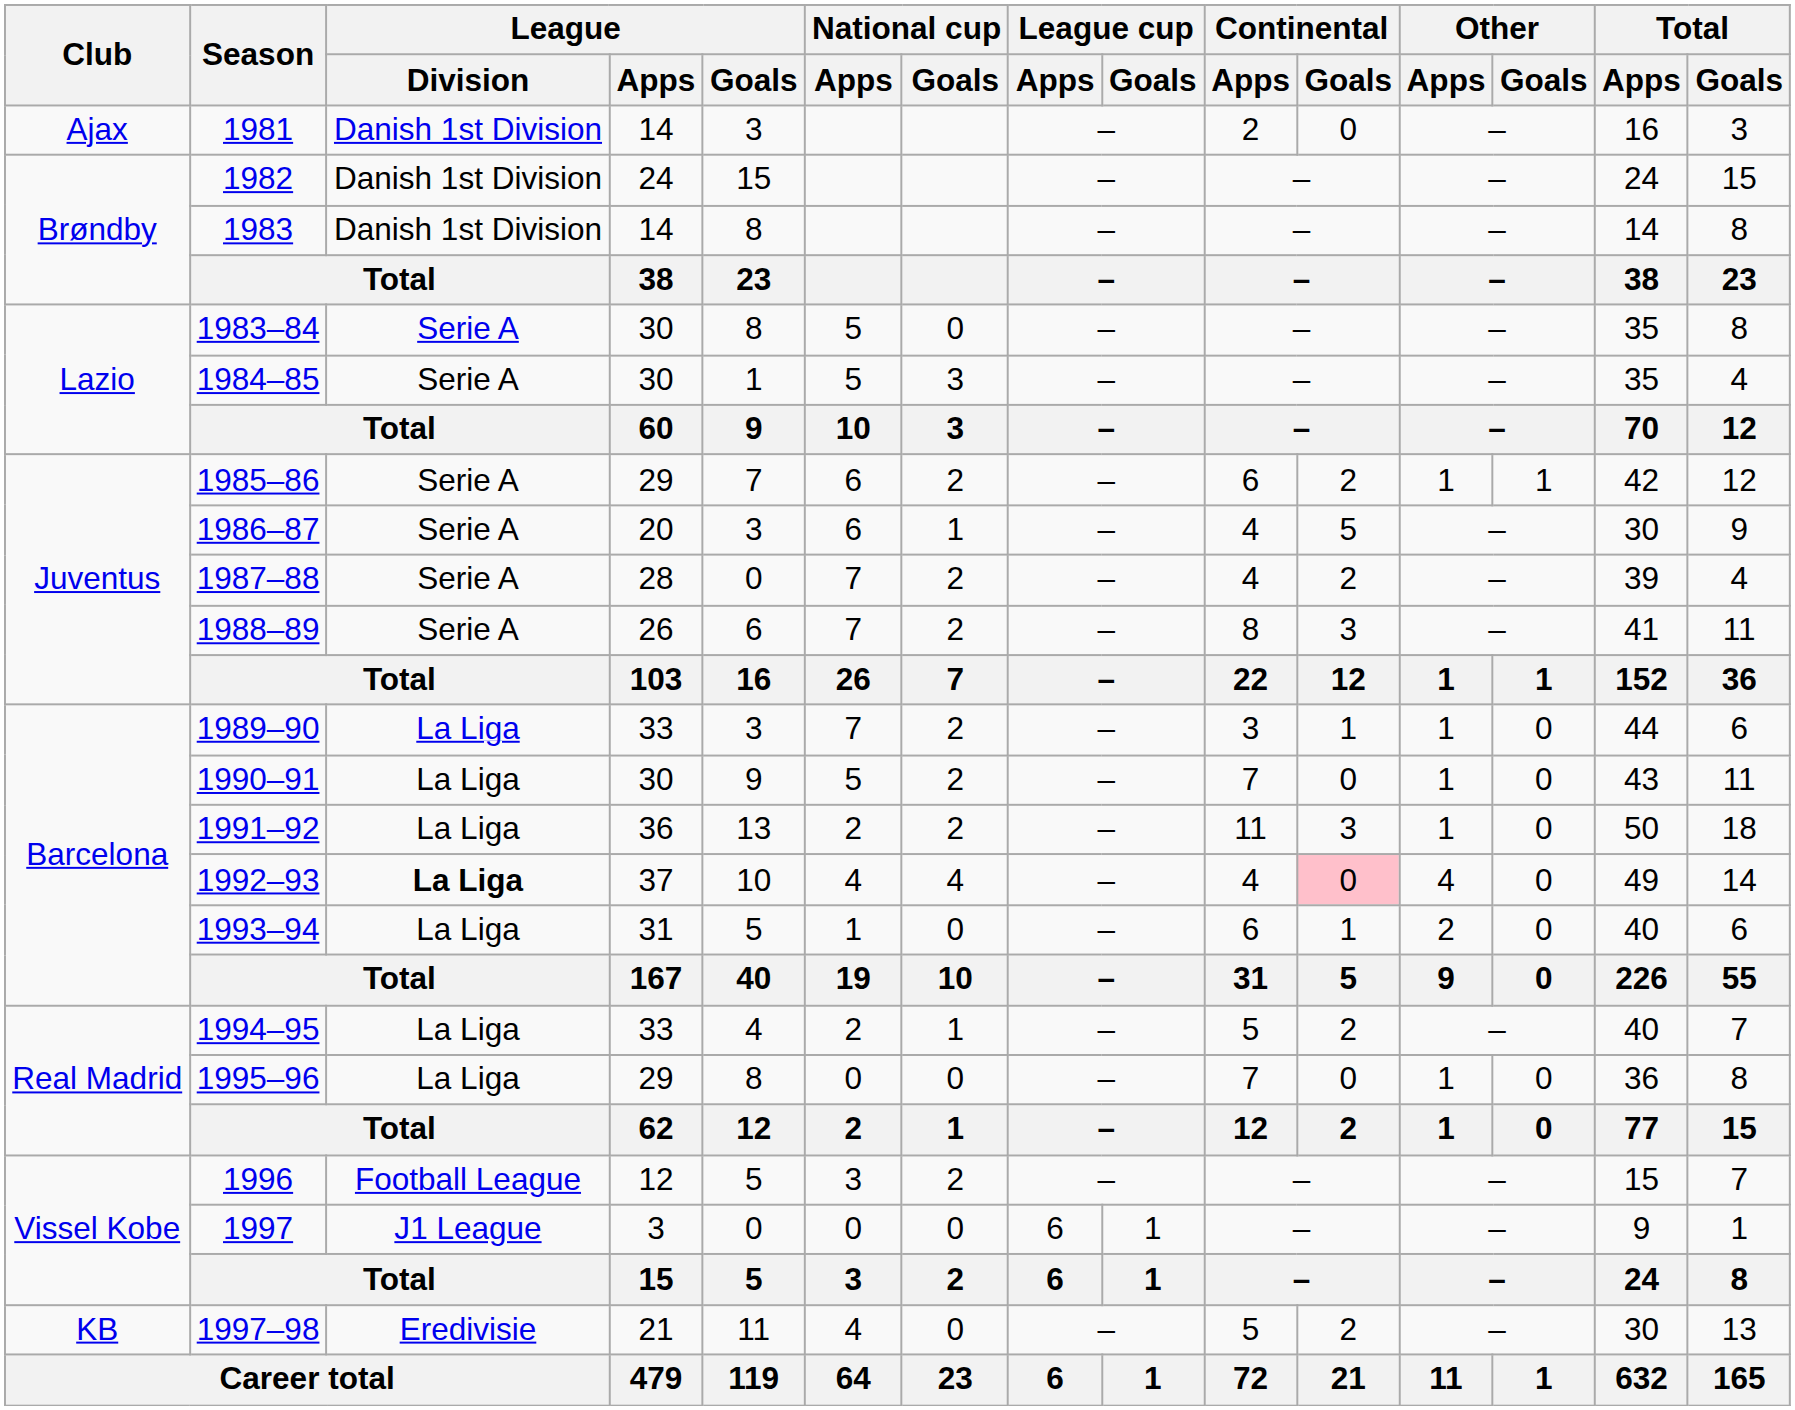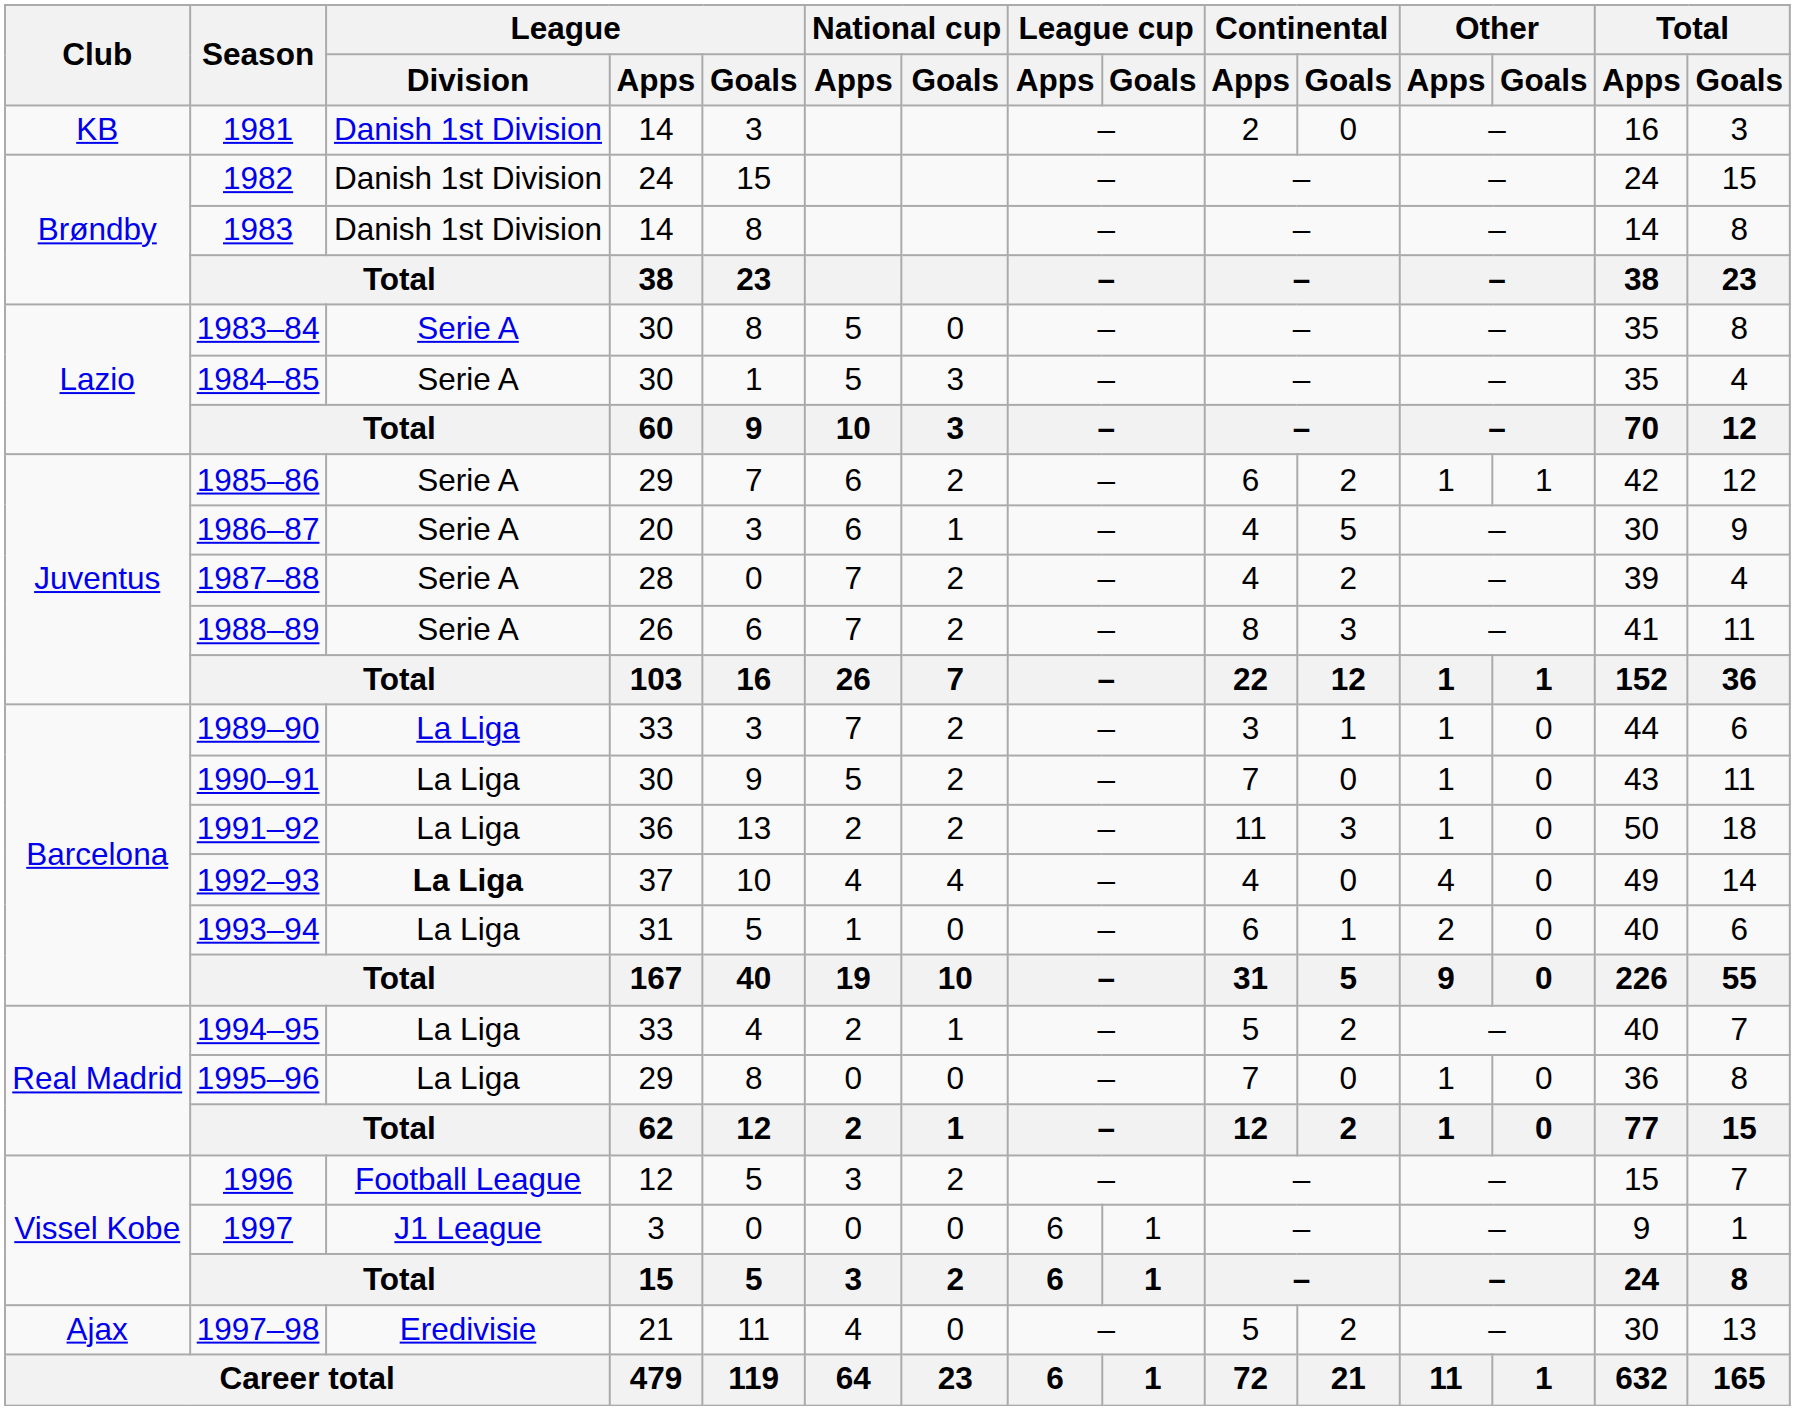(97, 129) Ajax -> (97, 129) KB
(1348, 879) pink background -> (1348, 879) no background
(97, 1329) KB -> (97, 1329) Ajax
